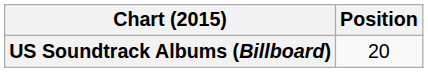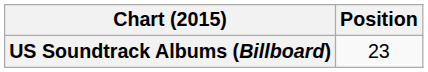(379, 51) 20 -> (379, 51) 23
